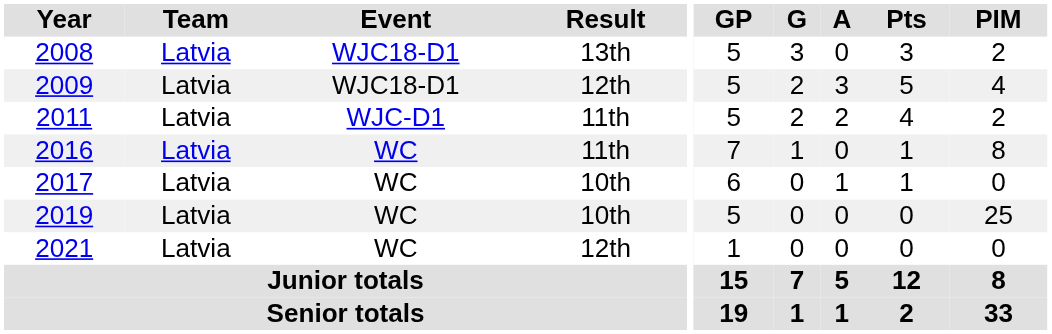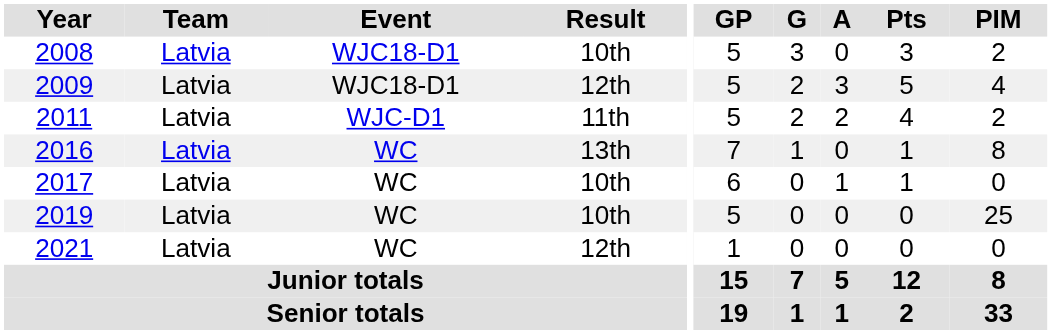(606, 52) 13th -> (606, 52) 10th
(606, 150) 11th -> (606, 150) 13th
